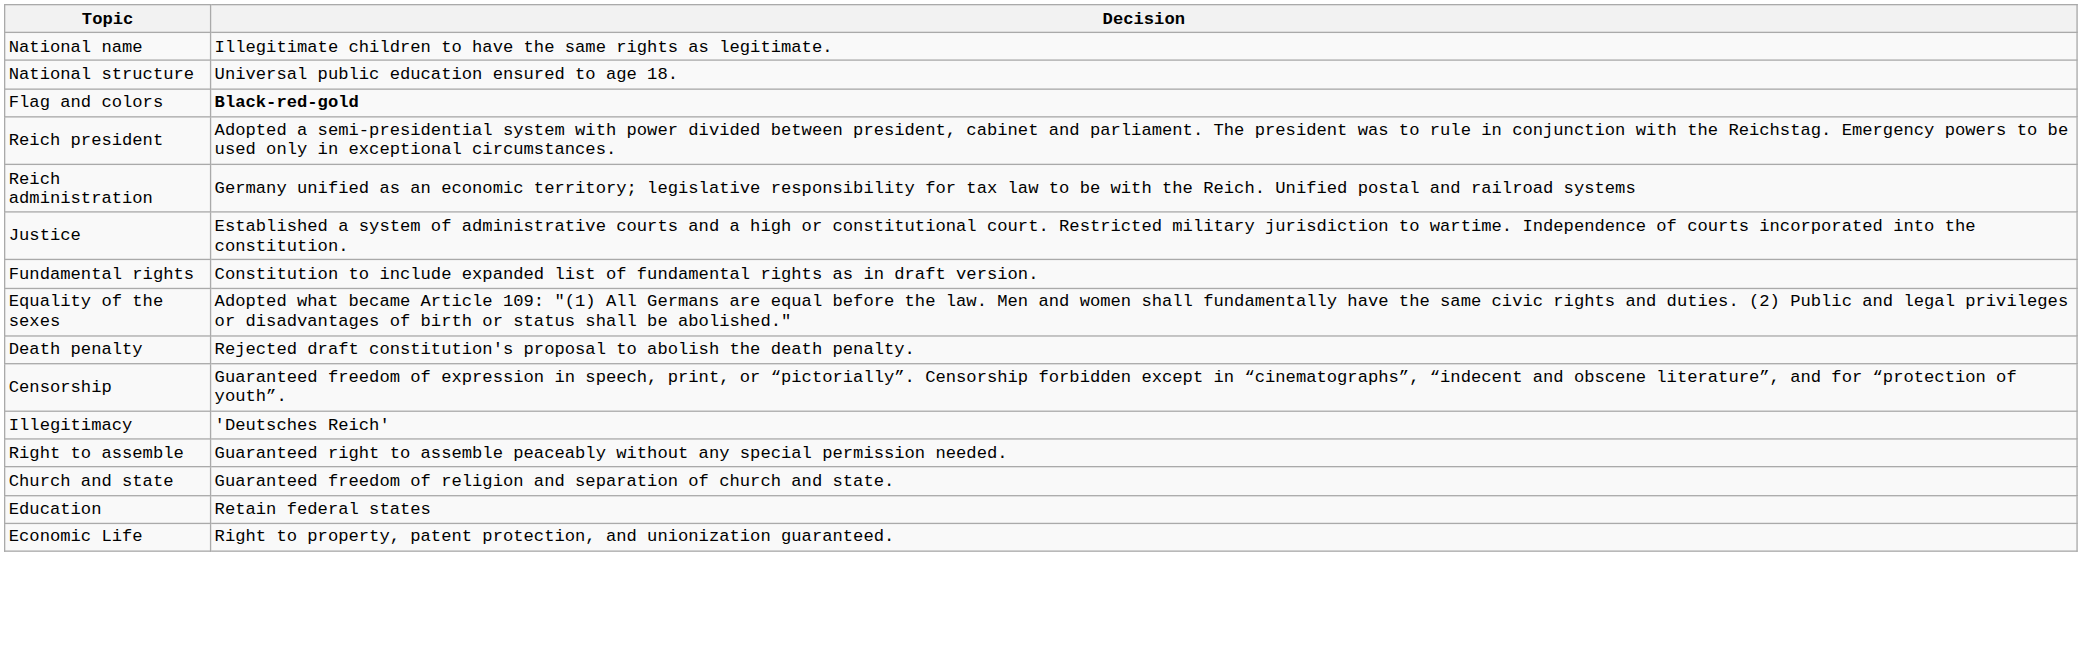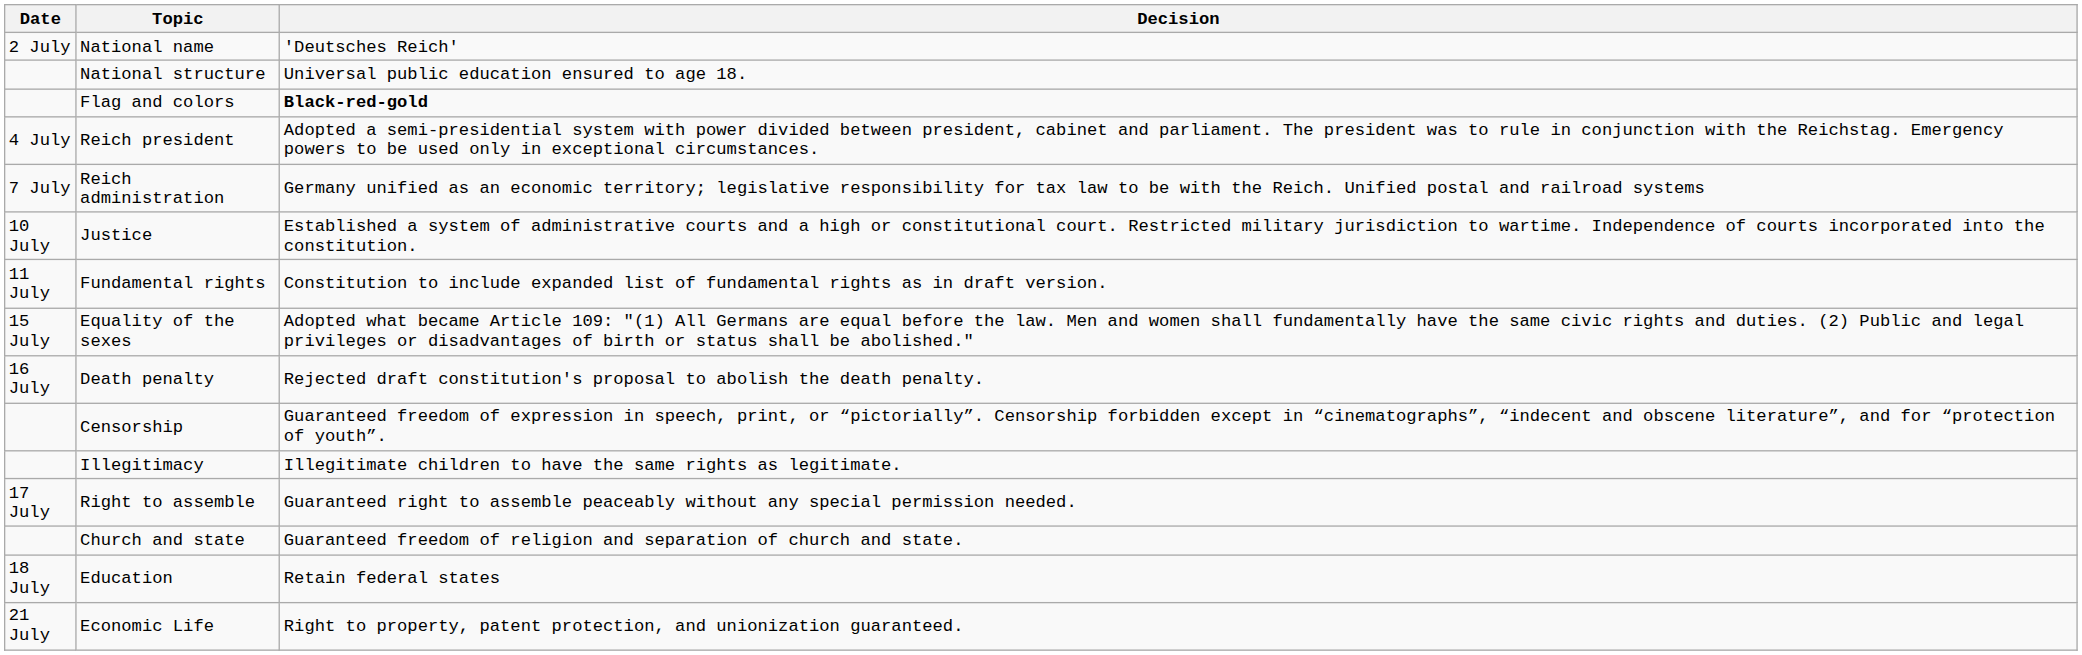+ column: (40, 19)
(524, 47) Illegitimate children to have the same rights as legitimate. -> (371, 47) 'Deutsches Reich'
(302, 425) 'Deutsches Reich' -> (593, 465) Illegitimate children to have the same rights as legitimate.
